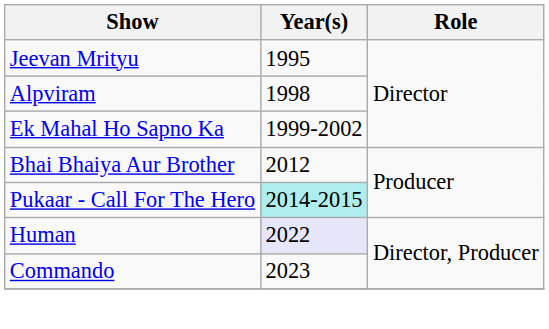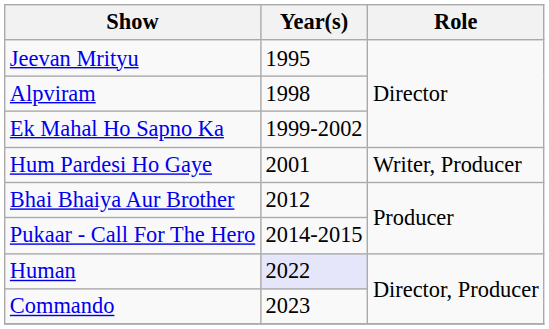+ row: (111, 164)
(314, 199) paleturquoise background -> (314, 235) no background
